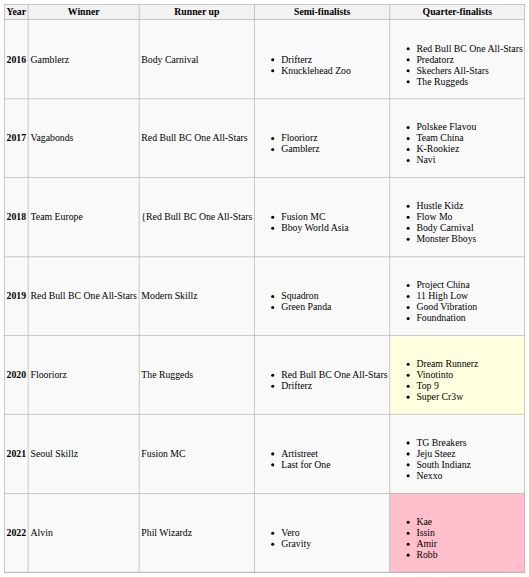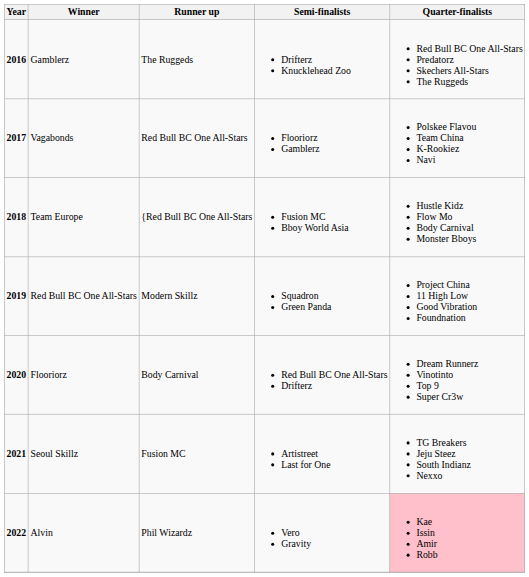(170, 59) Body Carnival -> (167, 59) The Ruggeds
(167, 375) The Ruggeds -> (170, 375) Body Carnival
(457, 380) lightyellow background -> (457, 380) no background
